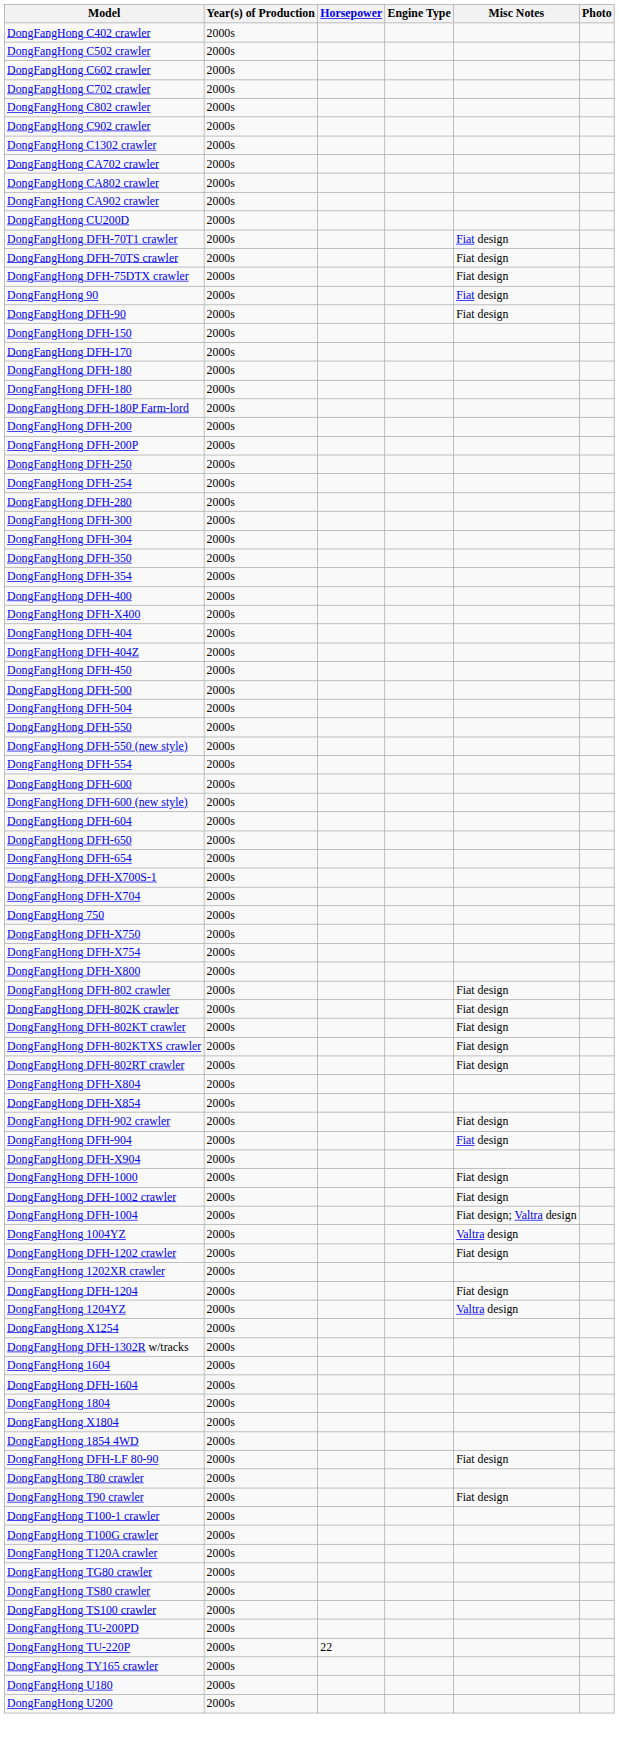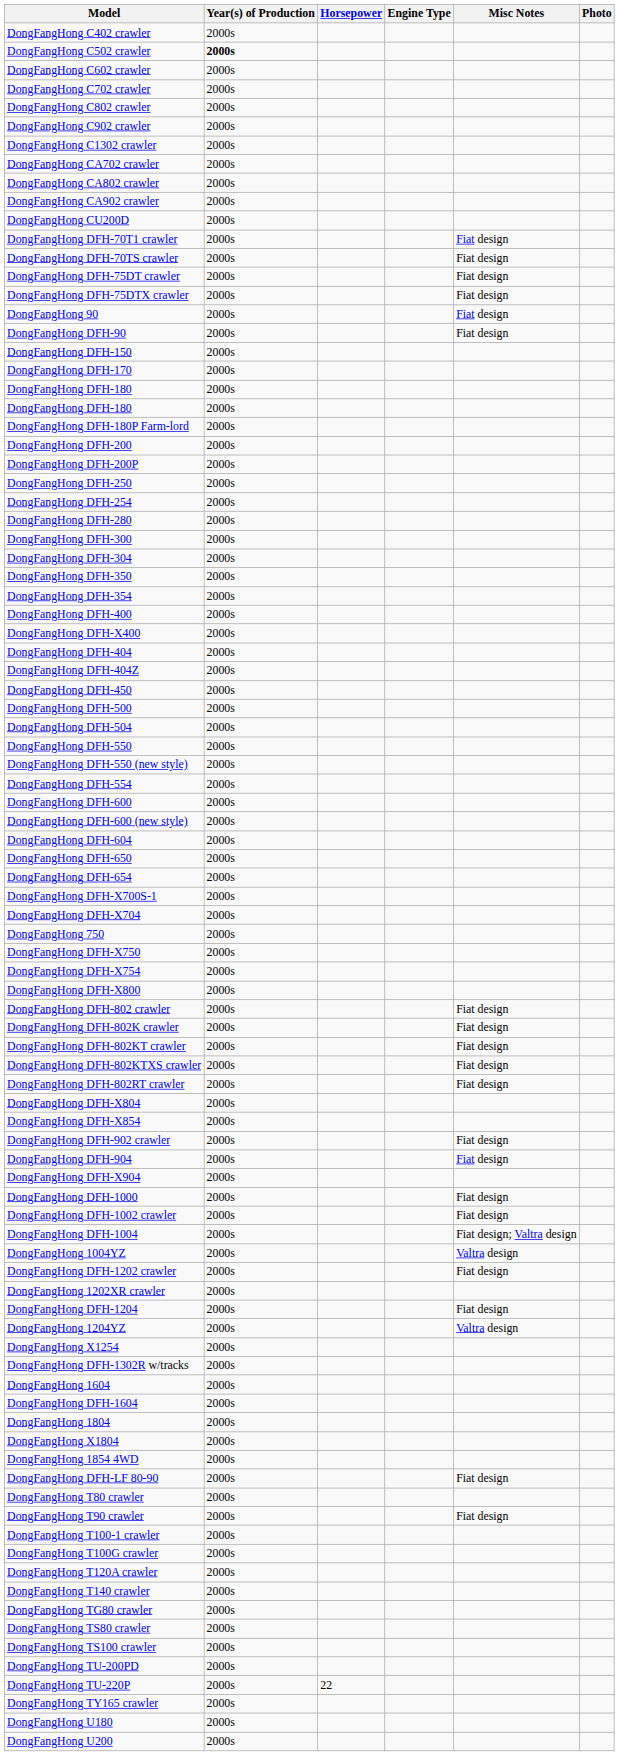(221, 51) normal -> (221, 51) bold
+ row: (93, 276)
+ row: (78, 1591)
